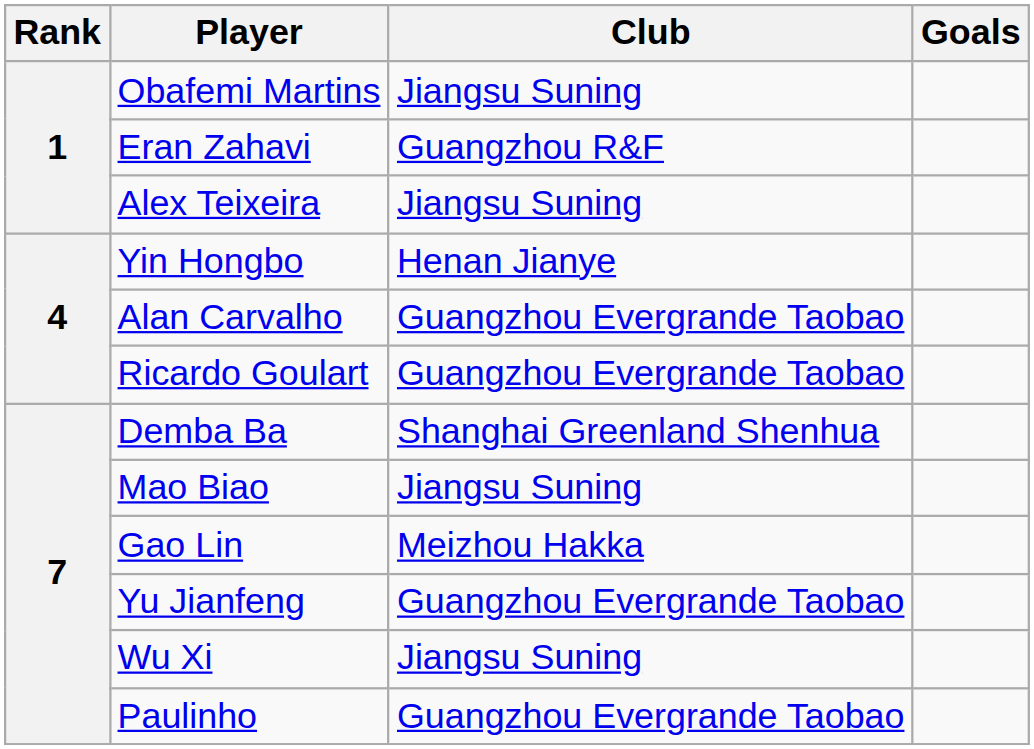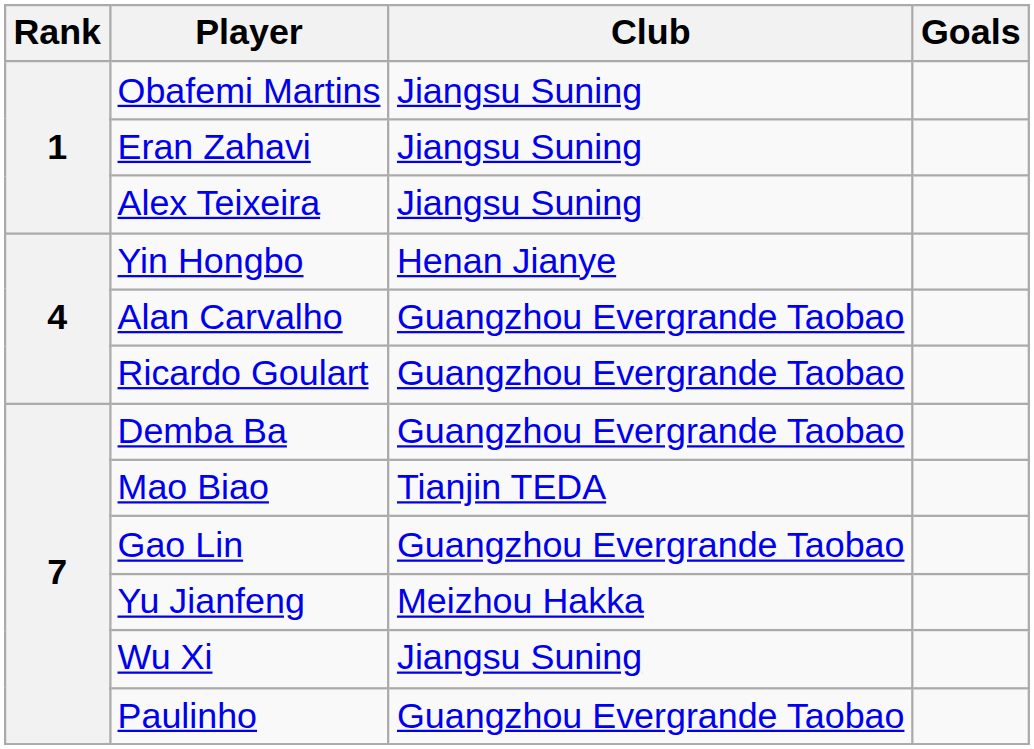(530, 146) Guangzhou R&F -> (520, 146) Jiangsu Suning
(638, 430) Shanghai Greenland Shenhua -> (651, 430) Guangzhou Evergrande Taobao
(520, 487) Jiangsu Suning -> (502, 487) Tianjin TEDA
(520, 544) Meizhou Hakka -> (651, 544) Guangzhou Evergrande Taobao
(651, 601) Guangzhou Evergrande Taobao -> (520, 601) Meizhou Hakka
